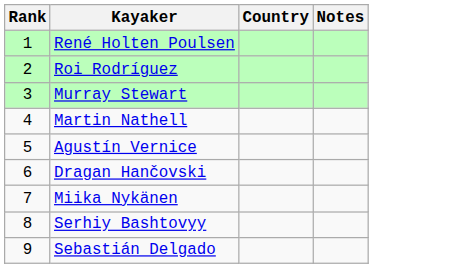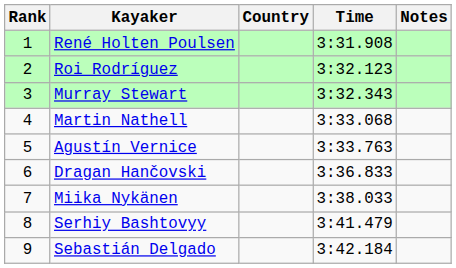+ column: (355, 18)
